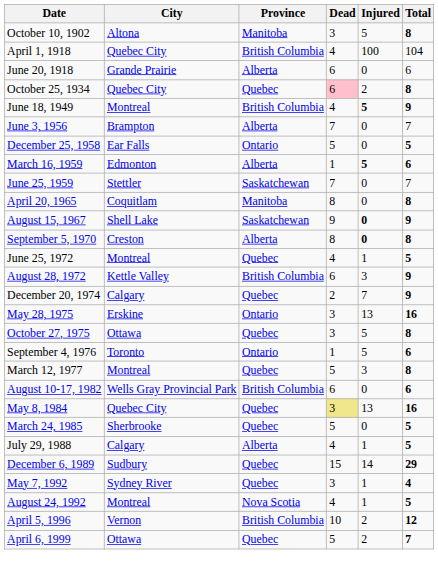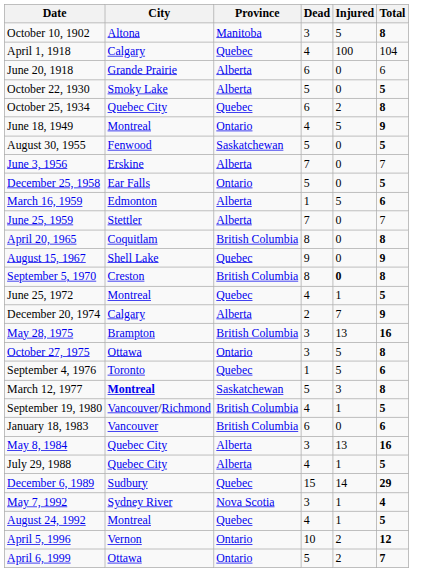(137, 51) Quebec City -> (126, 51) Calgary
(283, 51) British Columbia -> (234, 51) Quebec
+ row: (48, 88)
(332, 88) pink background -> (307, 107) no background
(283, 107) British Columbia -> (234, 126) Ontario
(364, 107) bold -> (338, 126) normal
+ row: (46, 145)
(131, 126) Brampton -> (126, 164) Erskine
(364, 164) bold -> (338, 201) normal
(276, 182) Saskatchewan -> (234, 220) Alberta
(265, 201) Manitoba -> (257, 239) British Columbia
(276, 220) Saskatchewan -> (234, 257) Quebec
(364, 220) bold -> (338, 257) normal
(260, 239) Alberta -> (257, 276) British Columbia
- row: (46, 276)
(260, 295) Quebec -> (234, 314) Alberta
(125, 314) Erskine -> (131, 333) Brampton
(260, 314) Ontario -> (257, 333) British Columbia
(260, 333) Quebec -> (234, 351) Ontario
(260, 351) Ontario -> (234, 370) Quebec
(129, 370) normal -> (131, 389) bold
(260, 370) Quebec -> (250, 389) Saskatchewan
+ row: (55, 408)
- row: (54, 389)
+ row: (48, 426)
(260, 408) Quebec -> (234, 445) Alberta
(332, 408) khaki background -> (307, 445) no background
- row: (45, 426)
(126, 445) Calgary -> (137, 464) Quebec City
(260, 483) Quebec -> (245, 502) Nova Scotia
(271, 502) Nova Scotia -> (234, 520) Quebec
(283, 520) British Columbia -> (234, 539) Ontario
(260, 539) Quebec -> (234, 558) Ontario
